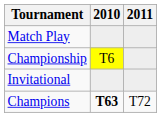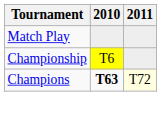- row: (39, 79)
(140, 101) no background -> (140, 79) lightyellow background
